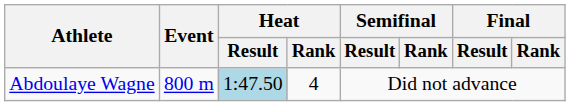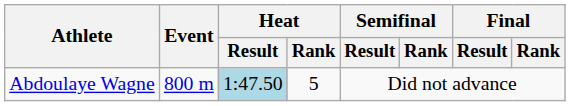(314, 84) 4 -> (314, 84) 5
